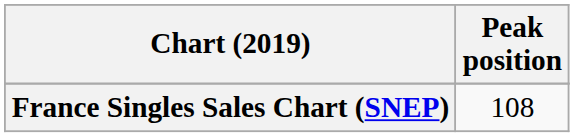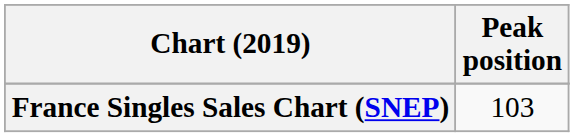(512, 107) 108 -> (512, 107) 103
